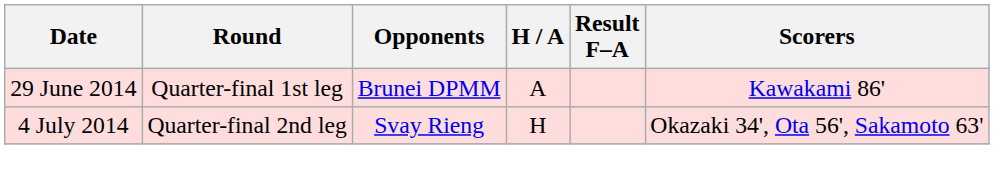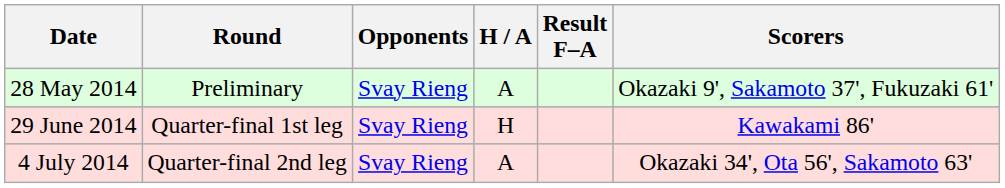+ row: (73, 87)
(429, 87) Brunei DPMM -> (413, 125) Svay Rieng
(538, 87) A -> (506, 125) H
(538, 125) H -> (506, 162) A
